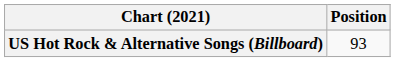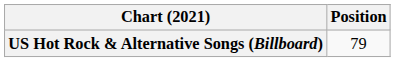(359, 43) 93 -> (359, 43) 79
